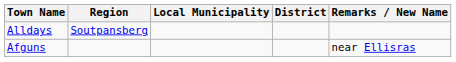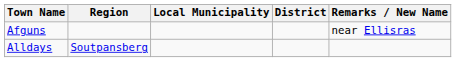rows swapped: (26, 48) <-> (30, 31)
